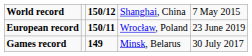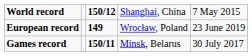(101, 28) 150/11 -> (95, 28) 149
(95, 43) 149 -> (101, 43) 150/11
